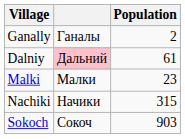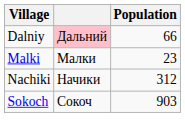- row: (29, 36)
(170, 58) 61 -> (170, 36) 66
(167, 101) 315 -> (167, 79) 312
